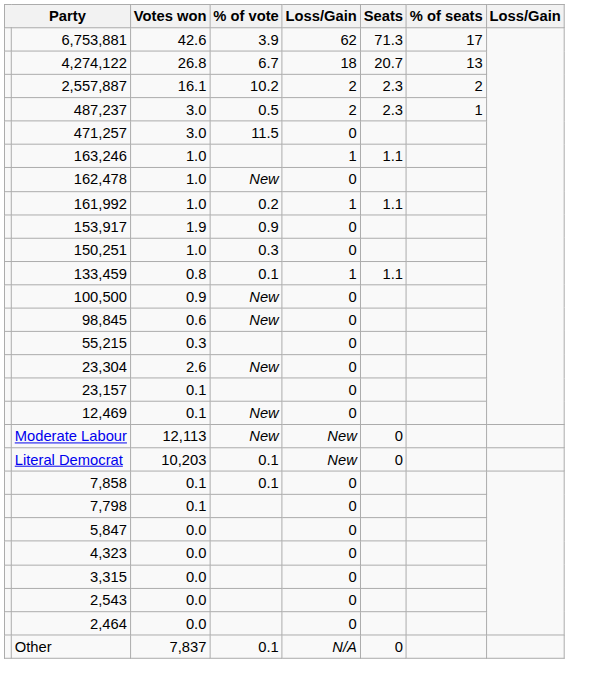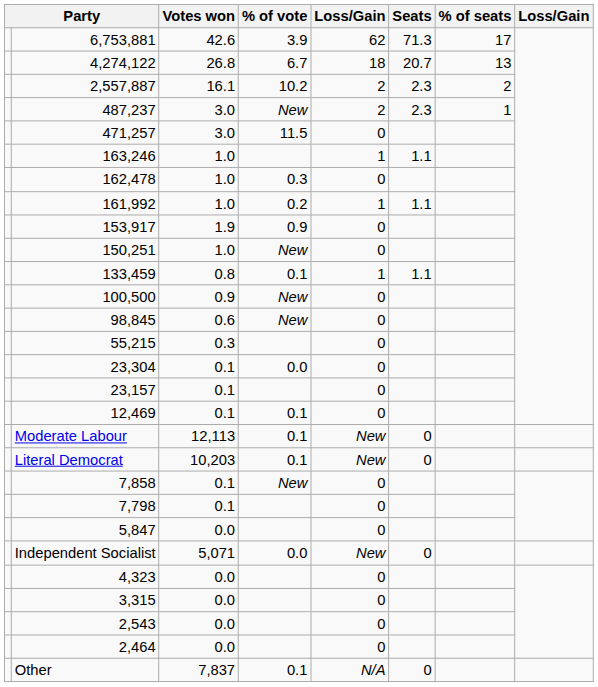(268, 110) 0.5 -> (293, 110) New
(264, 180) New -> (297, 180) 0.3
(268, 250) 0.3 -> (293, 250) New
(196, 366) 2.6 -> (225, 366) 0.1
(264, 366) New -> (297, 366) 0.0
(264, 413) New -> (297, 413) 0.1
(264, 436) New -> (297, 436) 0.1
(268, 483) 0.1 -> (293, 483) New
+ row: (85, 553)
